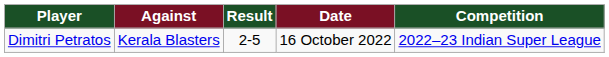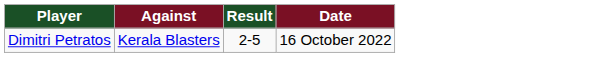- column: (500, 16)
